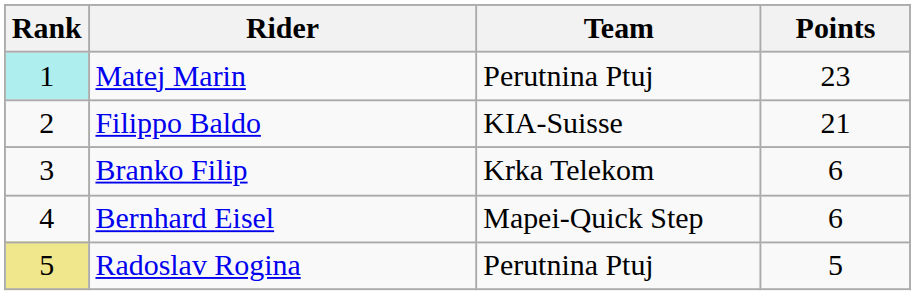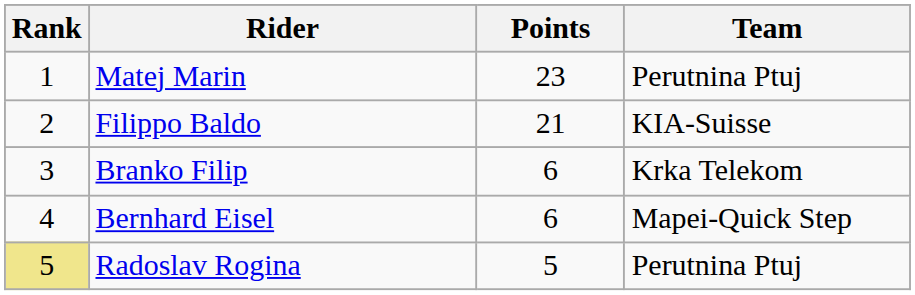columns swapped: (619, 28) <-> (836, 28)
(47, 75) paleturquoise background -> (47, 75) no background
